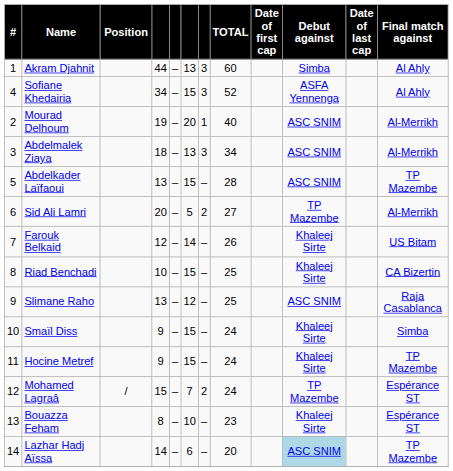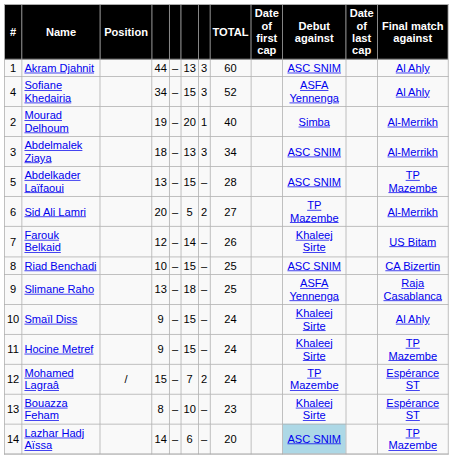(314, 68) Simba -> (314, 68) ASC SNIM
(314, 122) ASC SNIM -> (314, 122) Simba
(314, 272) Khaleej Sirte -> (314, 266) ASC SNIM
(190, 302) 12 -> (190, 289) 18
(314, 302) ASC SNIM -> (314, 289) ASFA Yennenga
(413, 332) Simba -> (413, 319) Al Ahly
